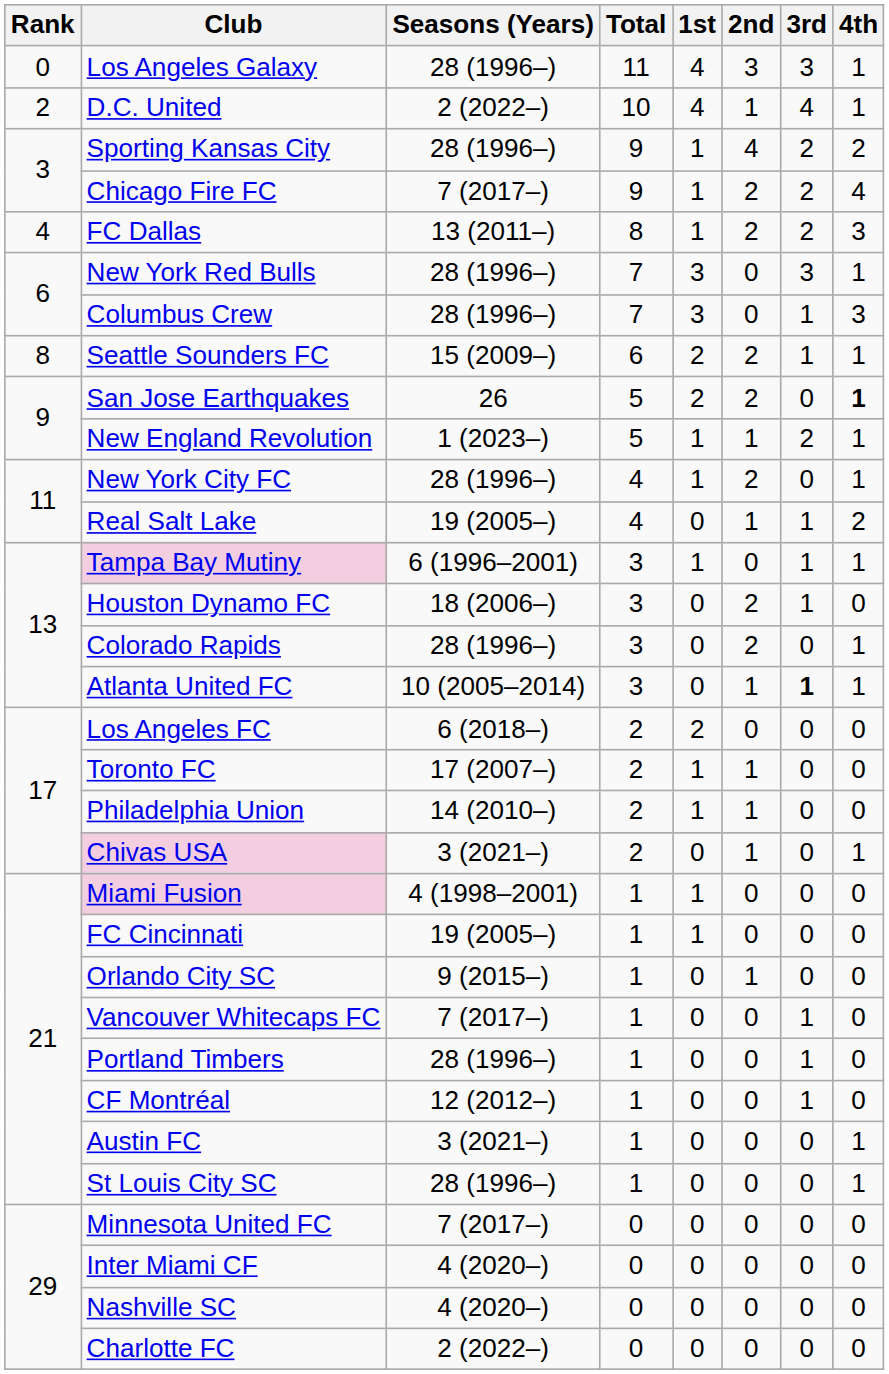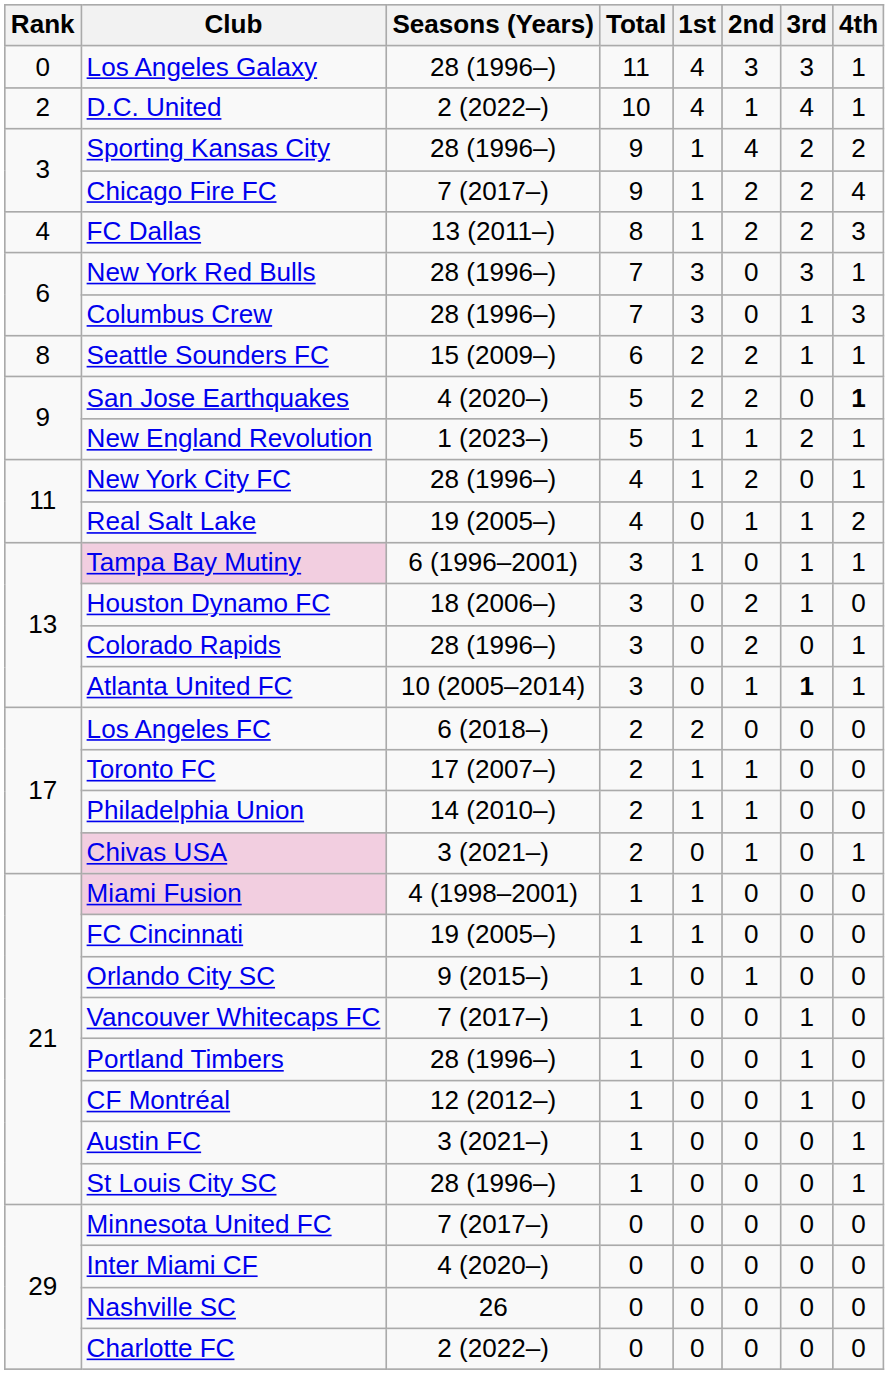(493, 397) 26 -> (493, 397) 4 (2020–)
(493, 1307) 4 (2020–) -> (493, 1307) 26
